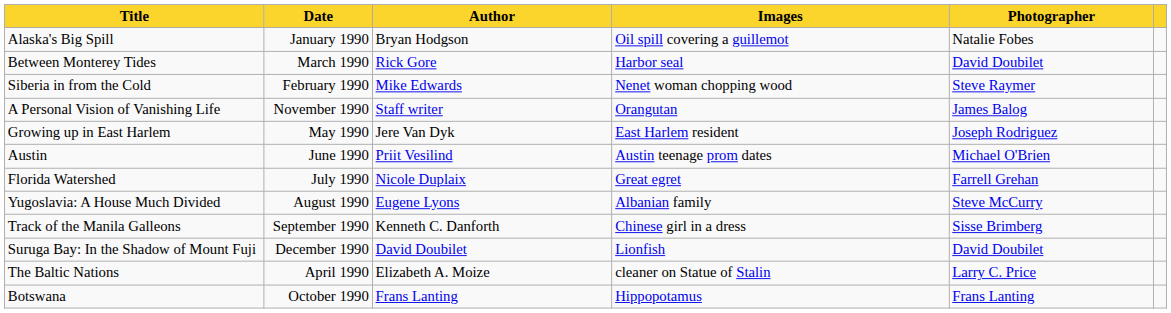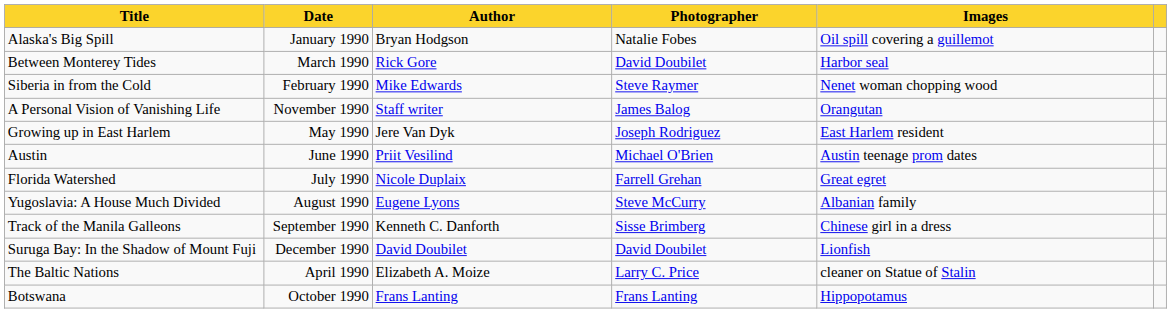columns swapped: (1051, 16) <-> (780, 16)
